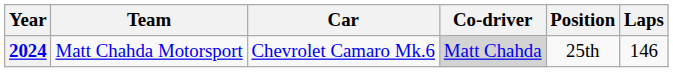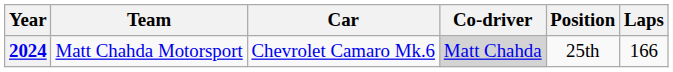(644, 51) 146 -> (644, 51) 166
